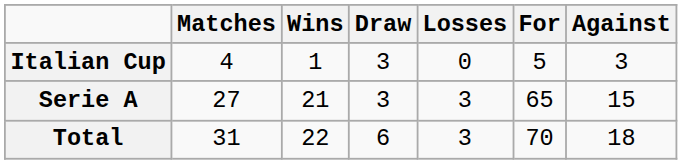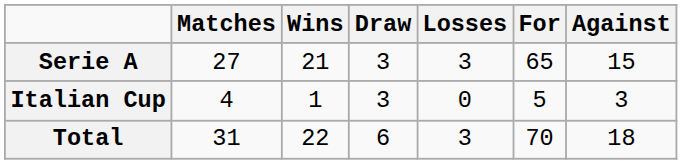rows swapped: (88, 101) <-> (88, 62)
